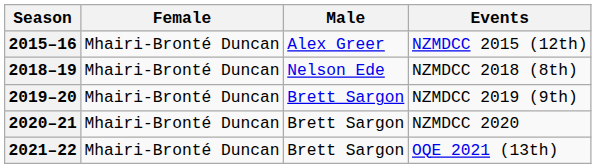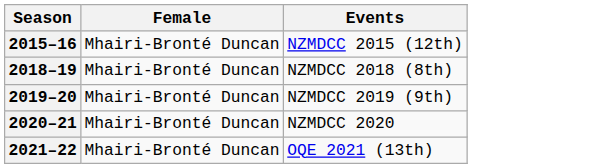- column: (346, 18)
